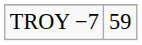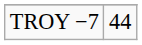(120, 22) 59 -> (120, 22) 44
